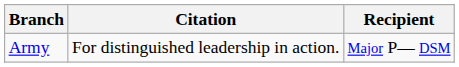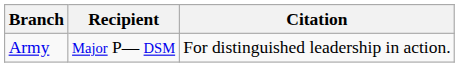columns swapped: (399, 19) <-> (206, 19)
